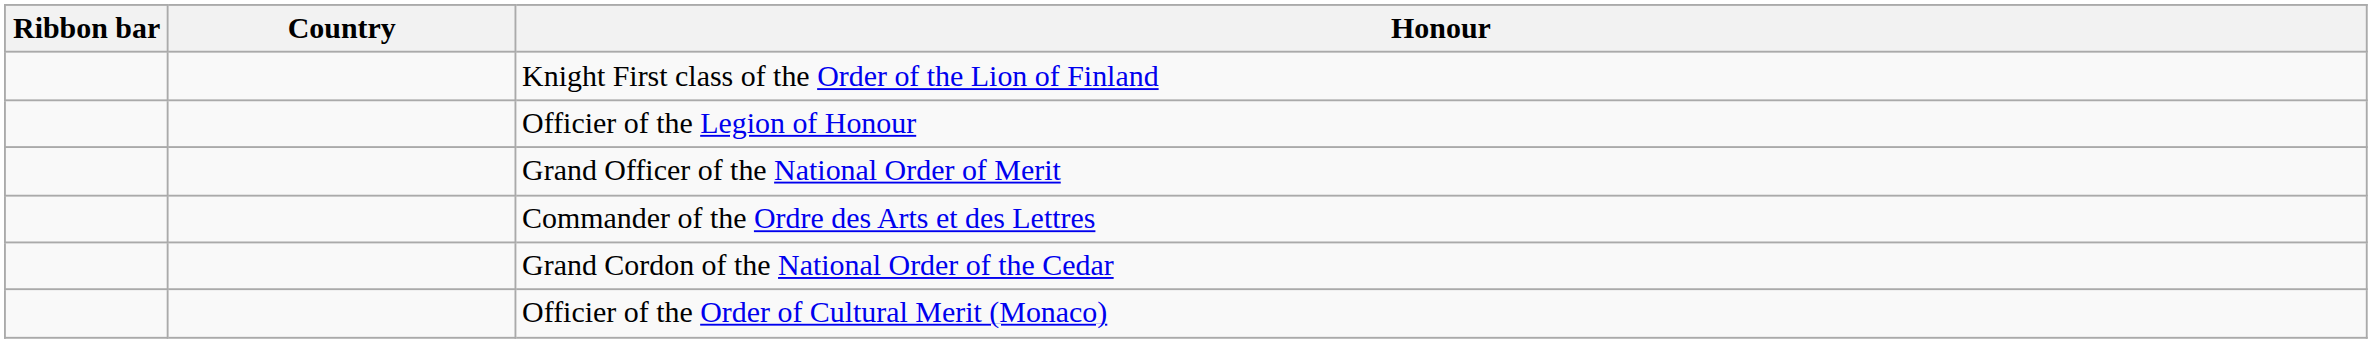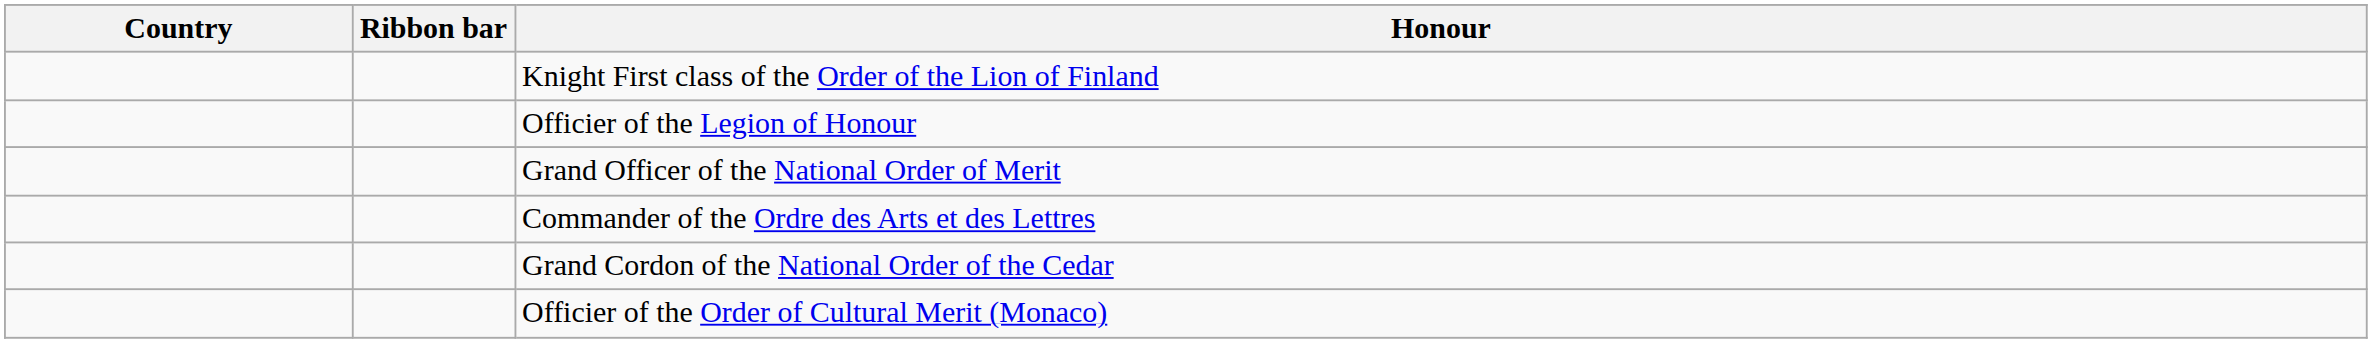columns swapped: (87, 28) <-> (342, 28)
